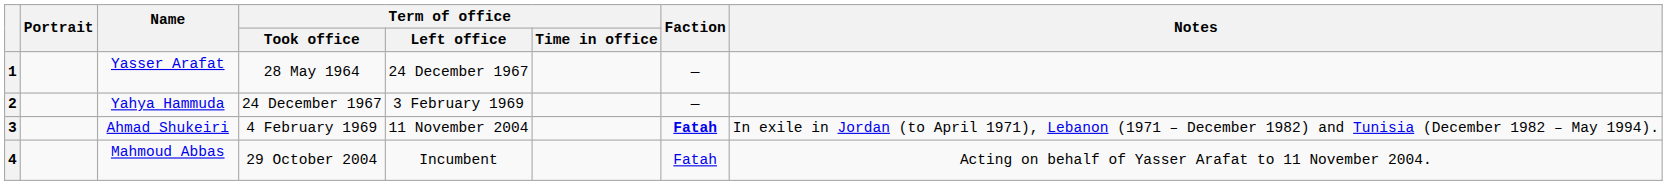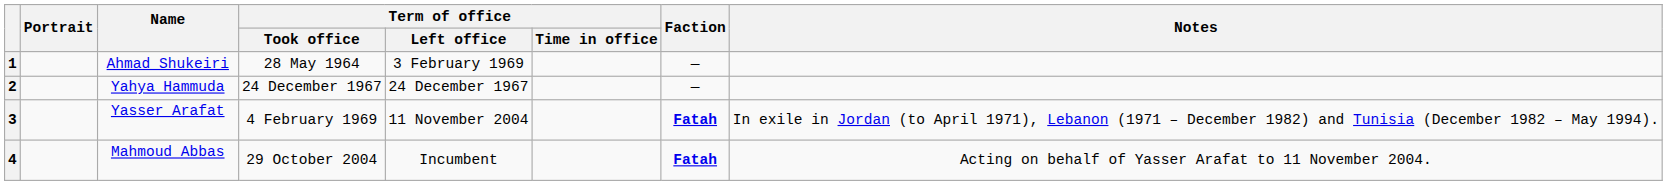(168, 64) Yasser Arafat -> (168, 64) Ahmad Shukeiri
(459, 72) 24 December 1967 -> (459, 64) 3 February 1969
(459, 104) 3 February 1969 -> (459, 88) 24 December 1967
(168, 128) Ahmad Shukeiri -> (168, 111) Yasser Arafat
(695, 160) normal -> (695, 160) bold
